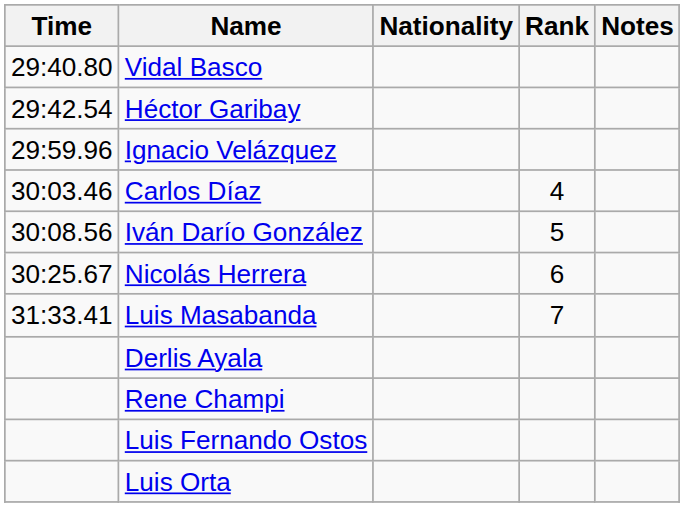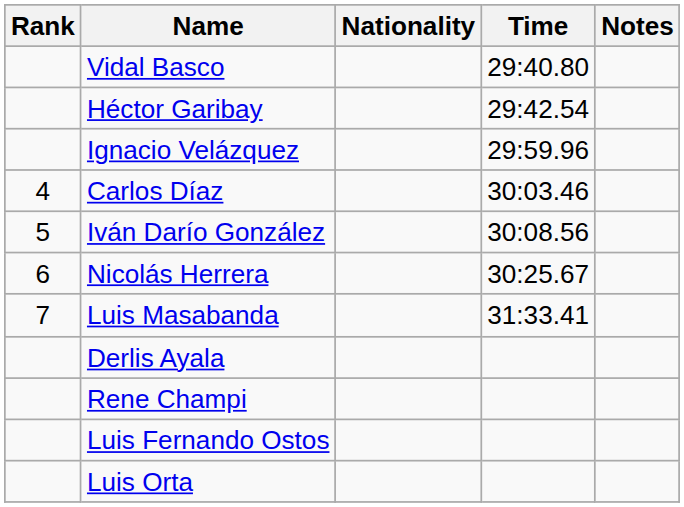columns swapped: (557, 26) <-> (62, 26)
